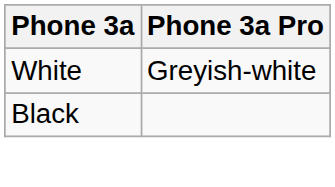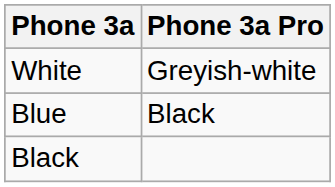+ row: (39, 114)
